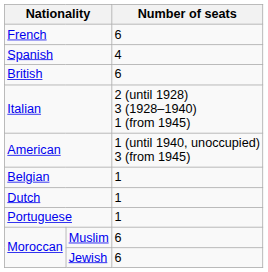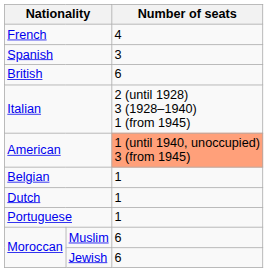(118, 34) 6 -> (118, 34) 4
(118, 54) 4 -> (118, 54) 3
(187, 150) no background -> (187, 150) lightsalmon background
